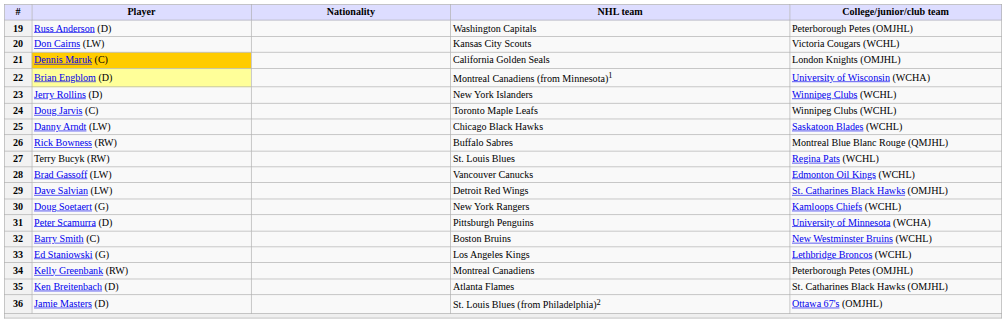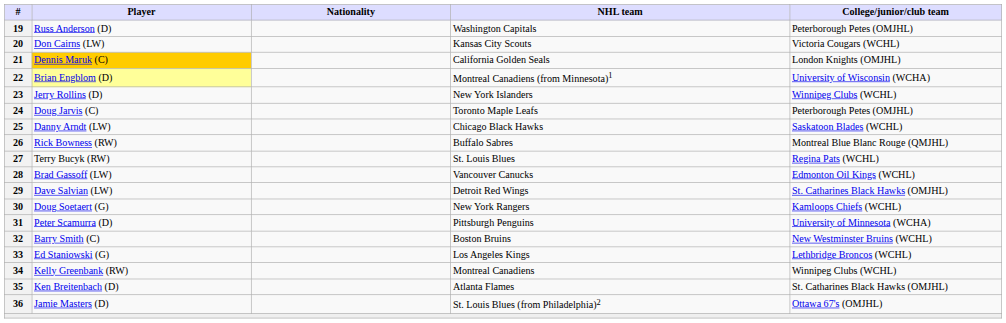(844, 111) Winnipeg Clubs (WCHL) -> (852, 111) Peterborough Petes (OMJHL)
(852, 270) Peterborough Petes (OMJHL) -> (844, 270) Winnipeg Clubs (WCHL)
